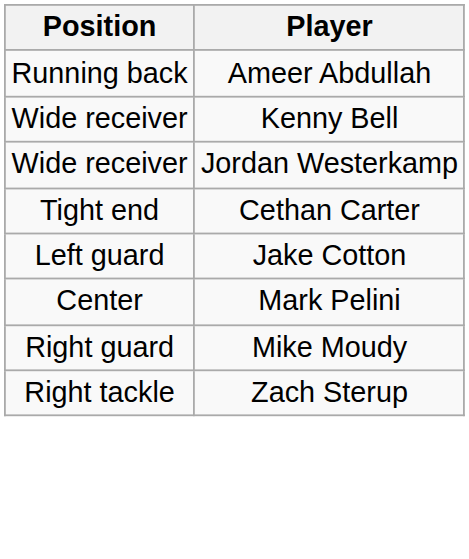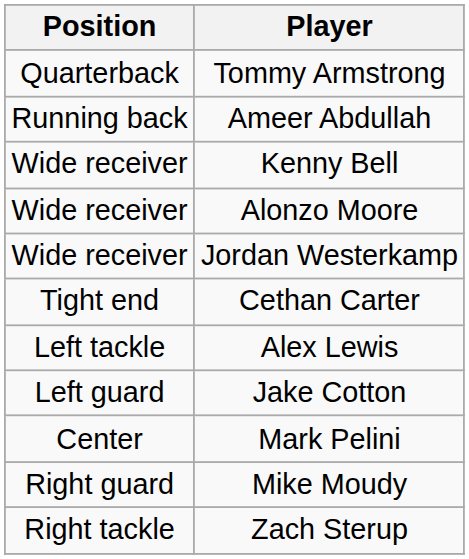+ row: (330, 73)
+ row: (330, 210)
+ row: (330, 347)
